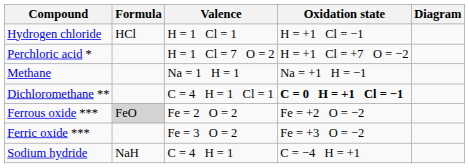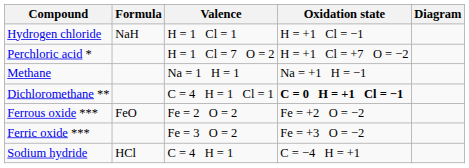(126, 34) HCl -> (127, 34) NaH
(126, 113) lightgrey background -> (126, 113) no background
(127, 152) NaH -> (126, 152) HCl
